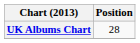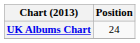(114, 30) 28 -> (114, 30) 24
